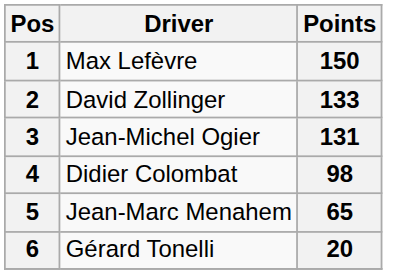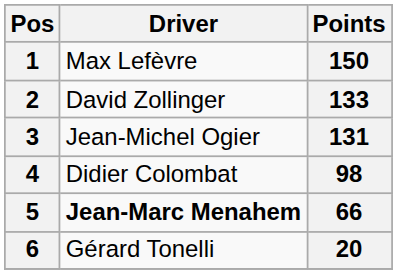(179, 212) normal -> (183, 212) bold
(340, 212) 65 -> (349, 212) 66
